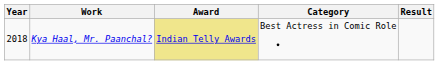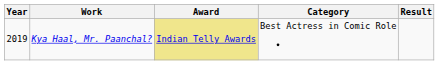(17, 39) 2018 -> (17, 39) 2019
